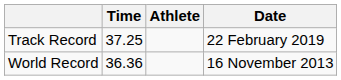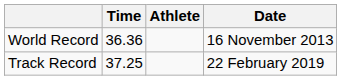rows swapped: (53, 63) <-> (52, 39)
